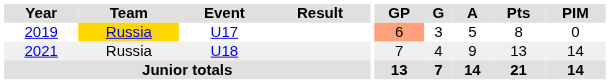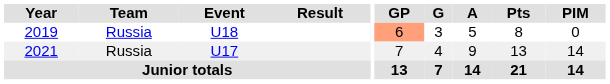(129, 32) gold background -> (129, 32) no background
(224, 32) U17 -> (224, 32) U18
(224, 51) U18 -> (224, 51) U17
